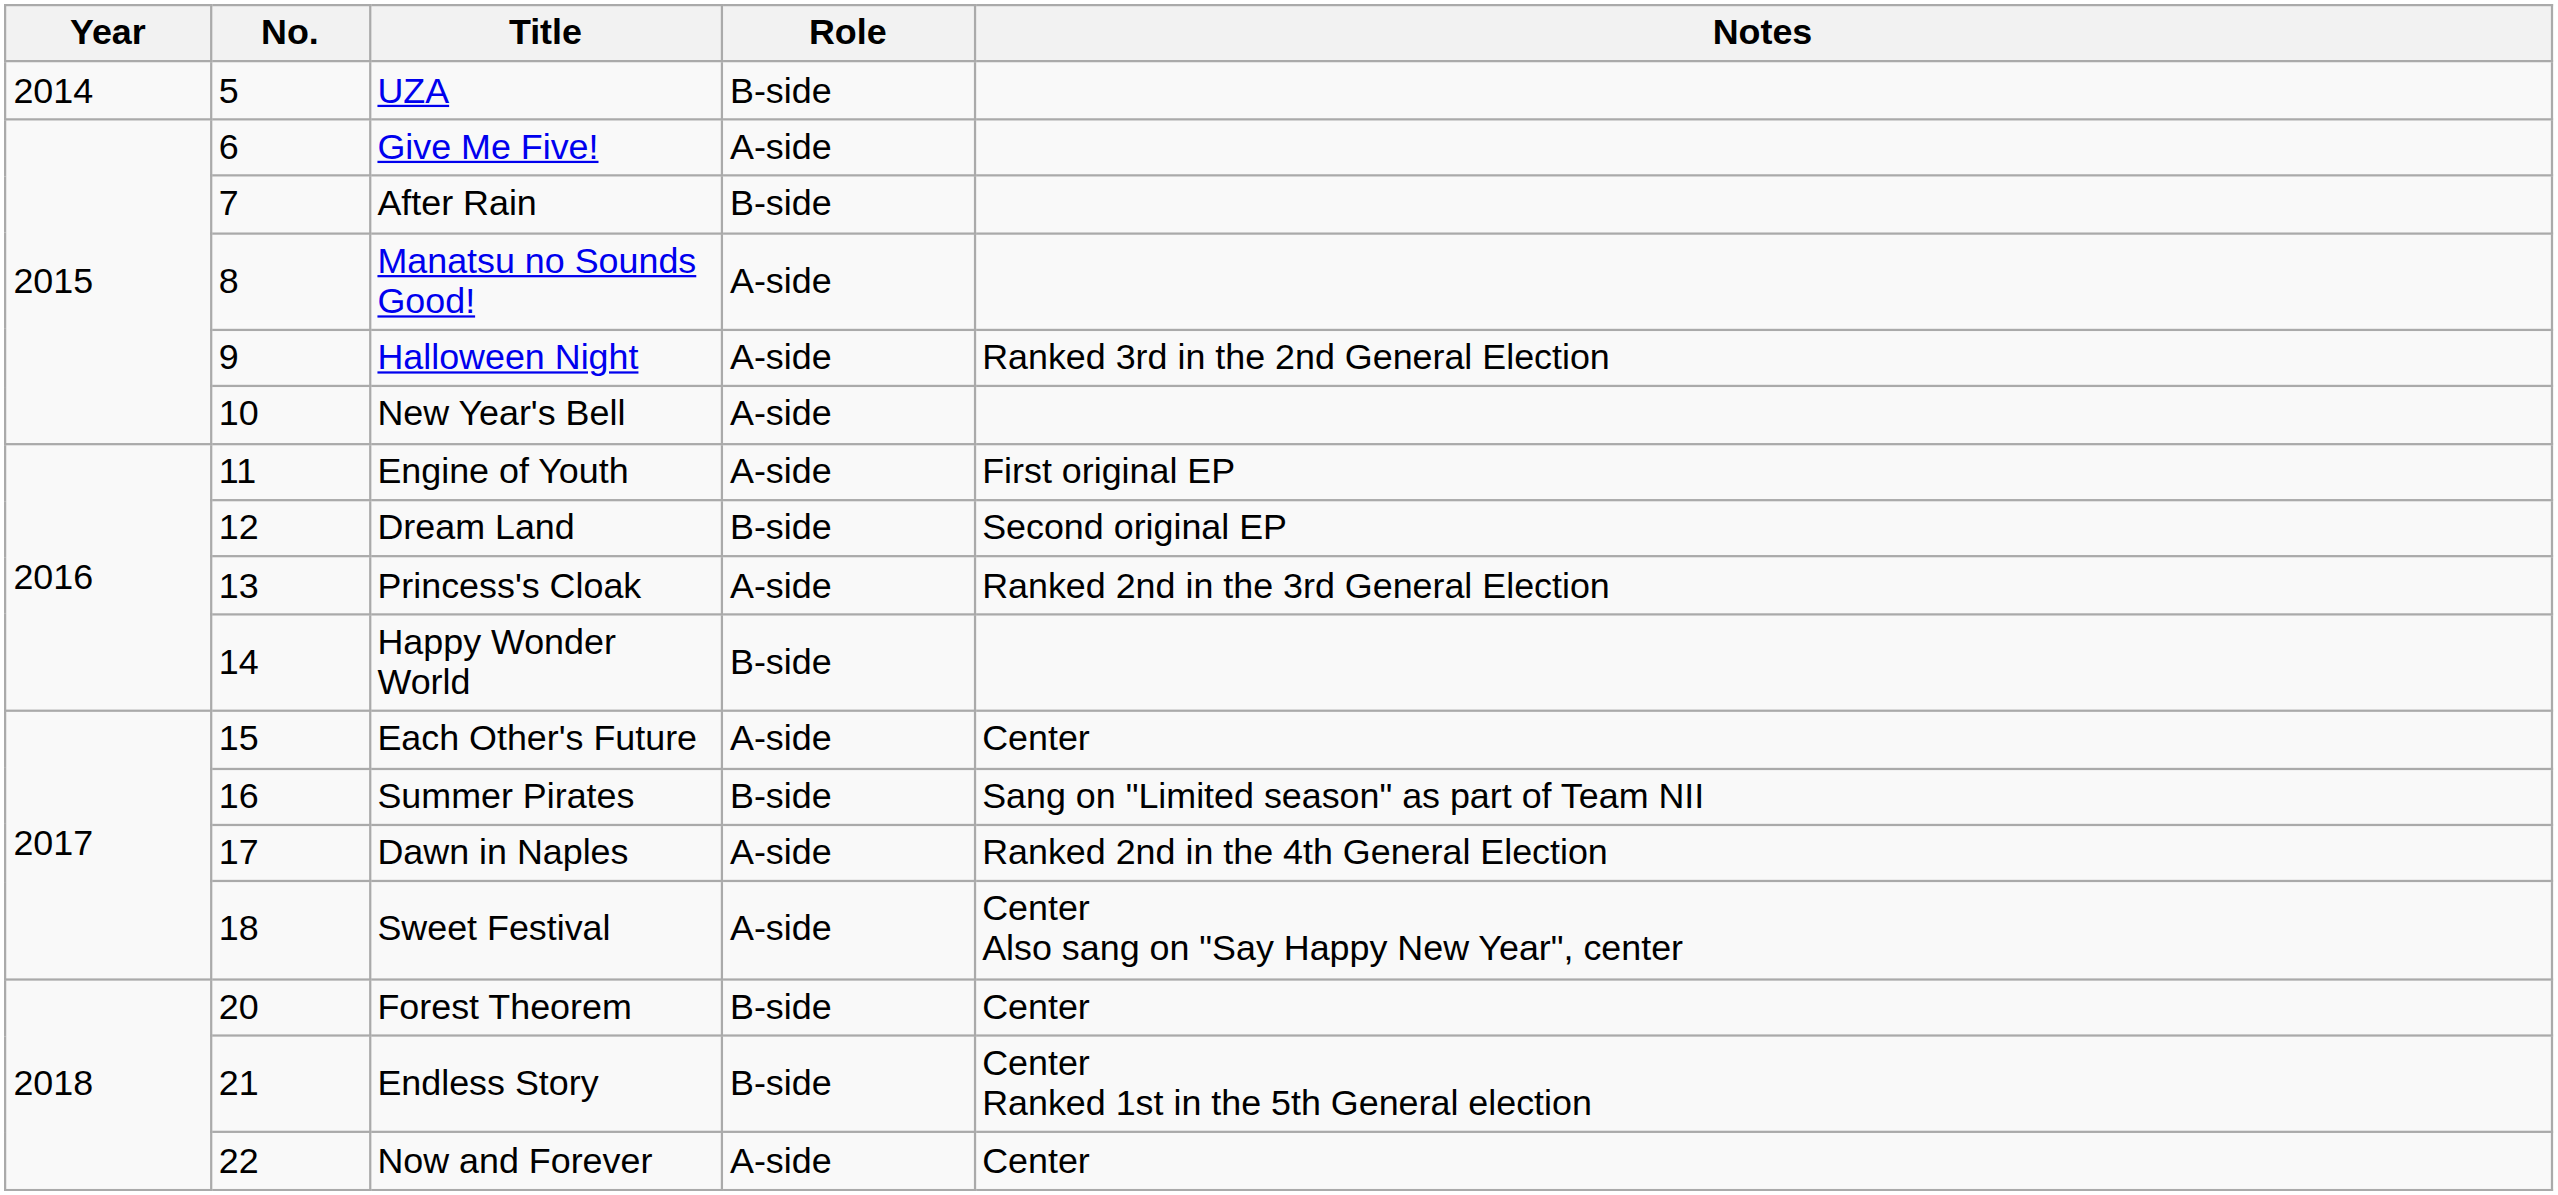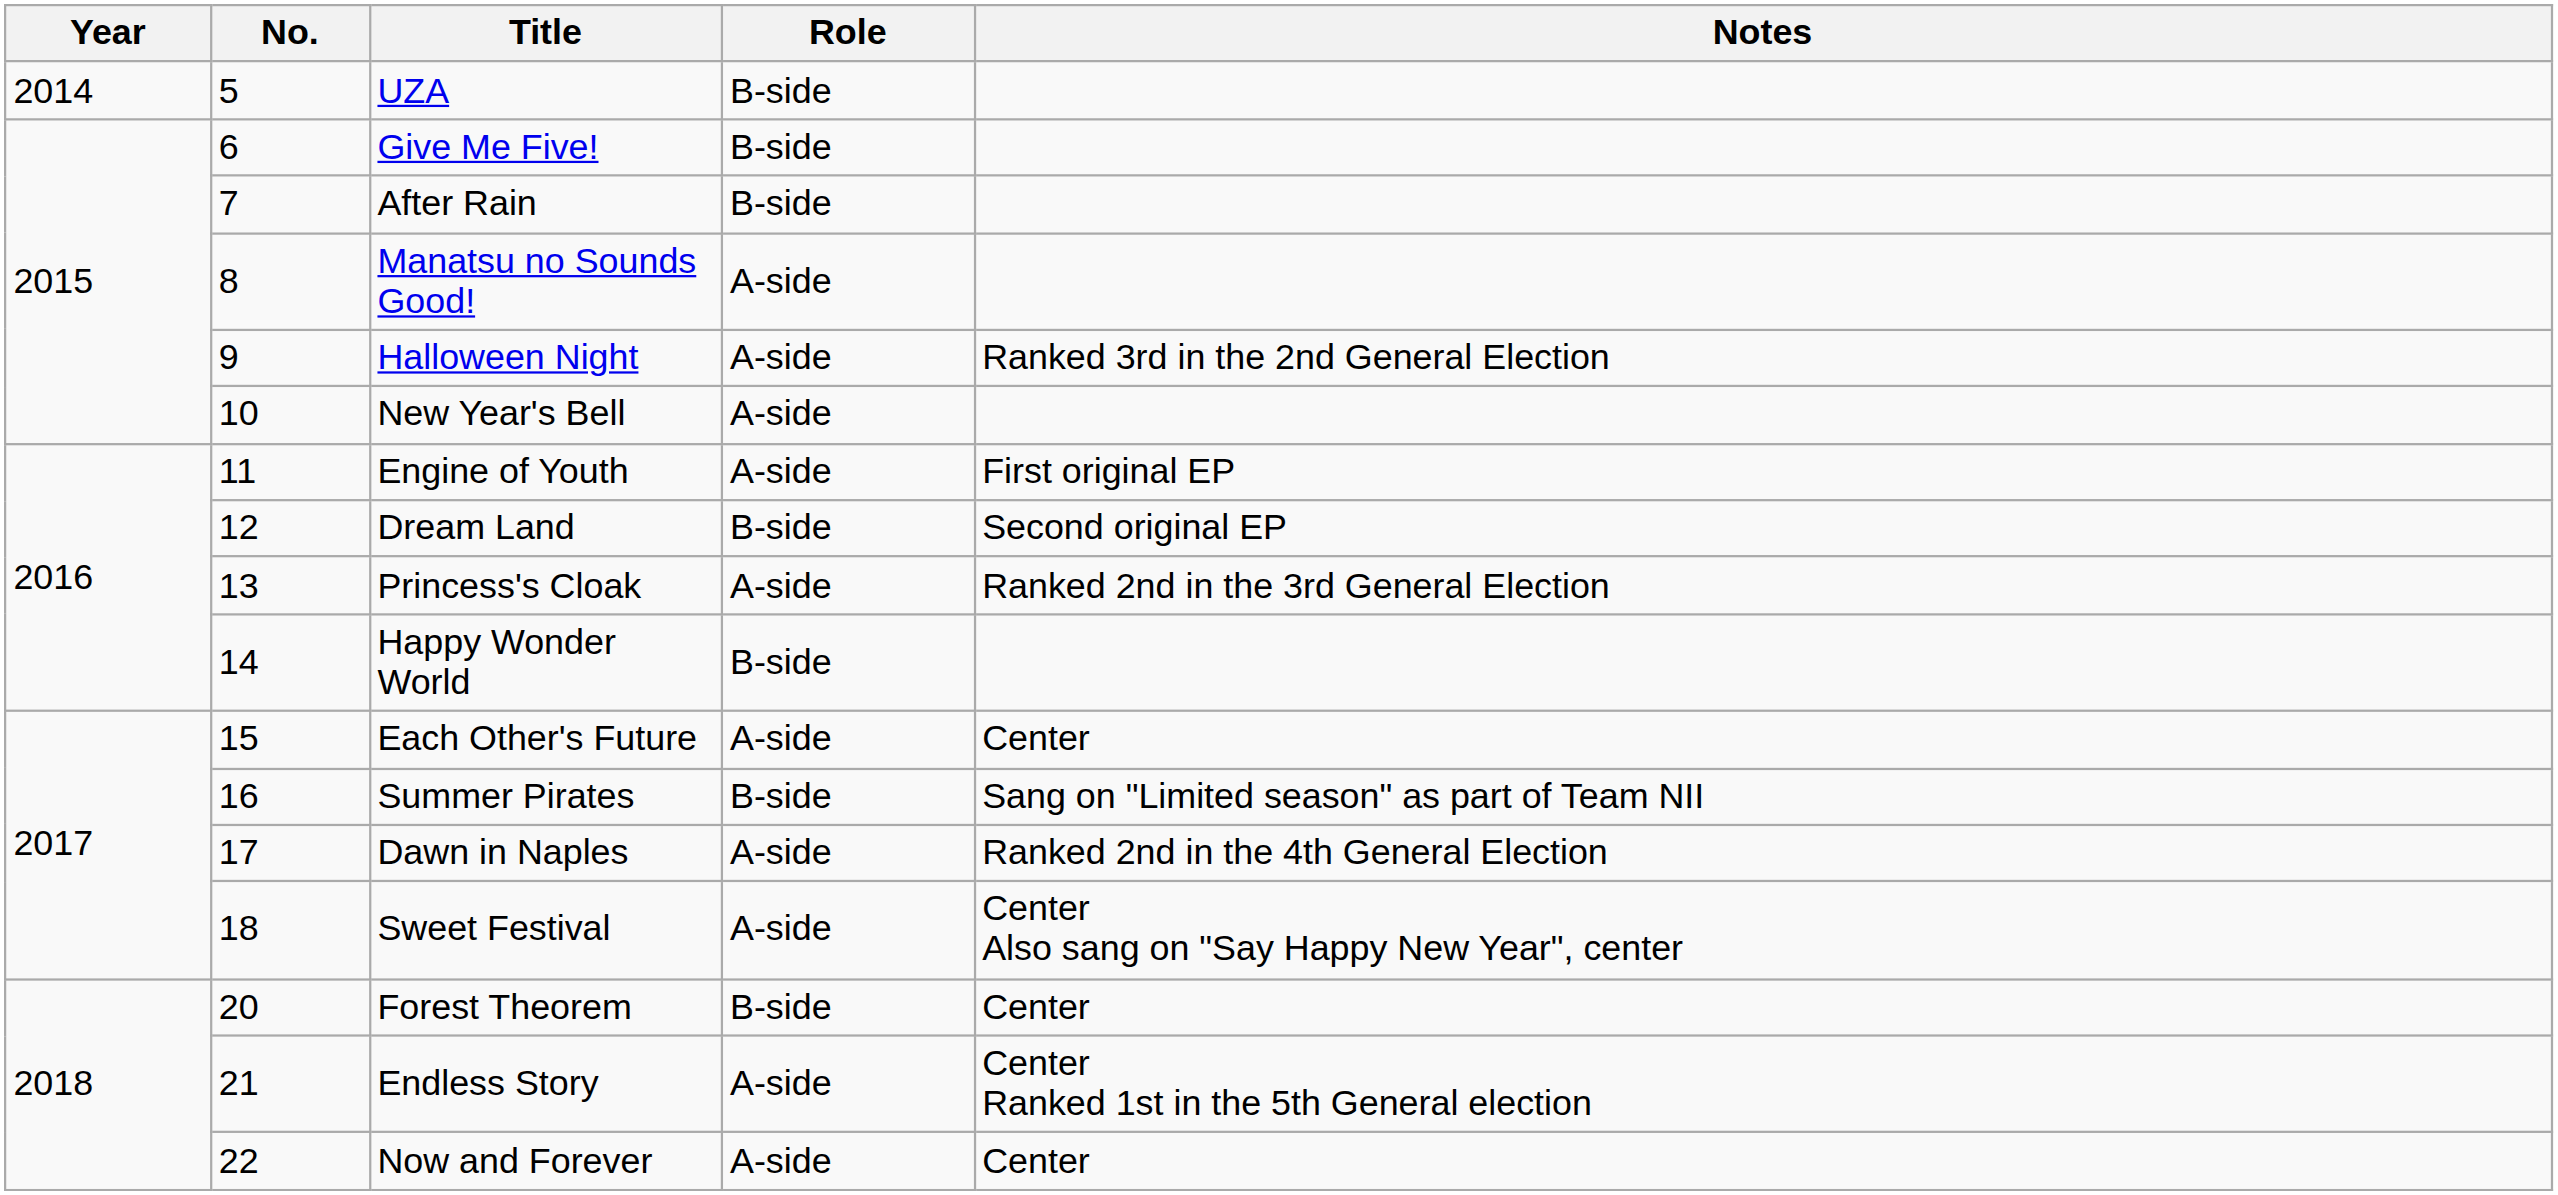(781, 146) A-side -> (781, 146) B-side
(781, 1083) B-side -> (781, 1083) A-side
